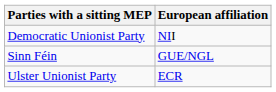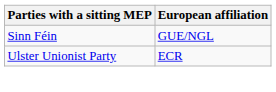- row: (76, 35)
